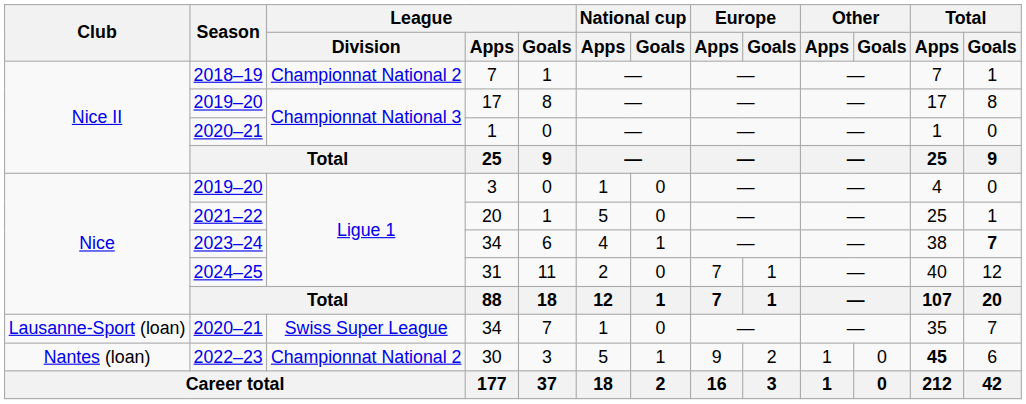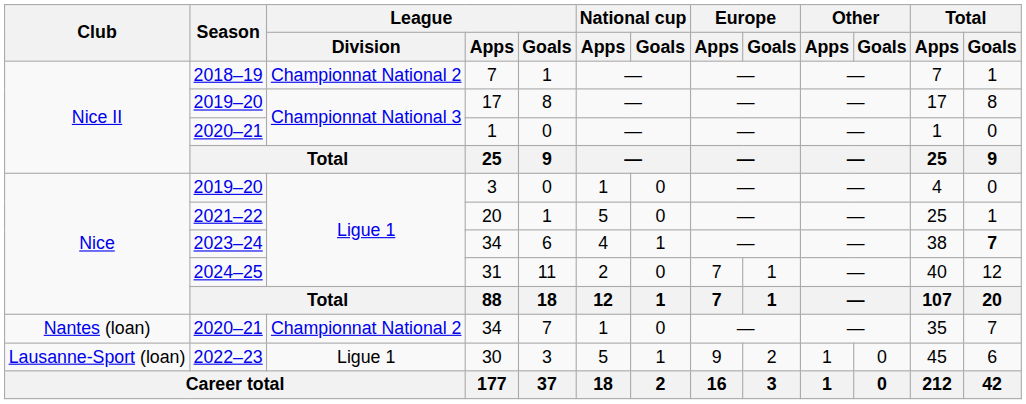(97, 328) Lausanne-Sport (loan) -> (97, 328) Nantes (loan)
(366, 328) Swiss Super League -> (366, 328) Championnat National 2
(97, 356) Nantes (loan) -> (97, 356) Lausanne-Sport (loan)
(366, 356) Championnat National 2 -> (366, 356) Ligue 1
(937, 356) bold -> (937, 356) normal
